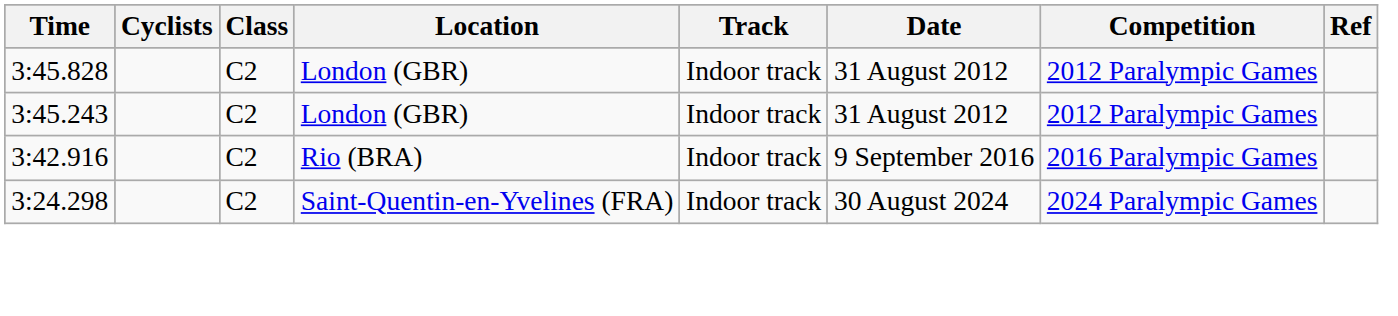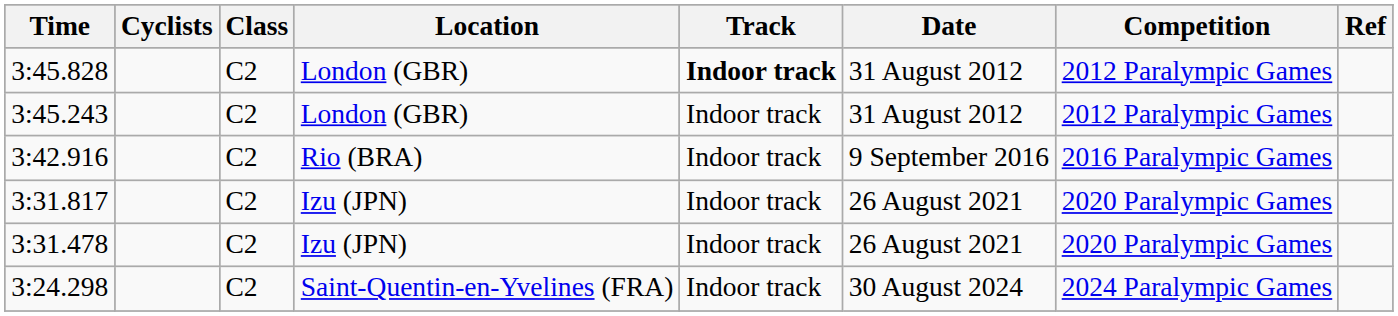(754, 69) normal -> (761, 69) bold
+ row: (60, 200)
+ row: (60, 244)
